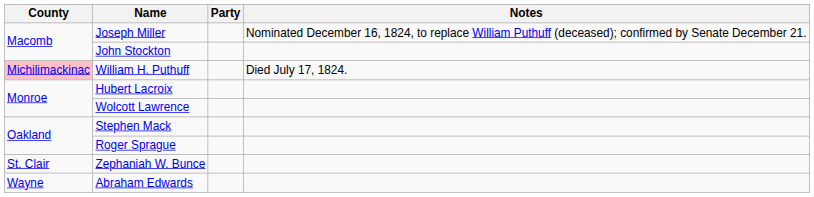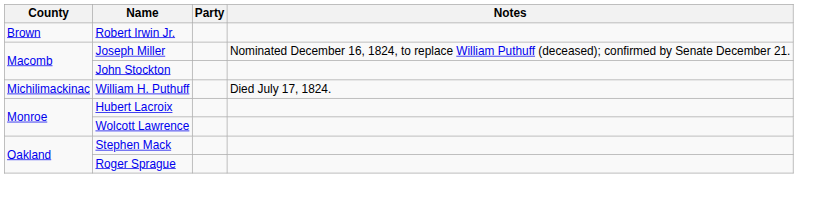+ row: (135, 32)
(49, 70) pink background -> (49, 88) no background
- row: (150, 164)
- row: (144, 182)
